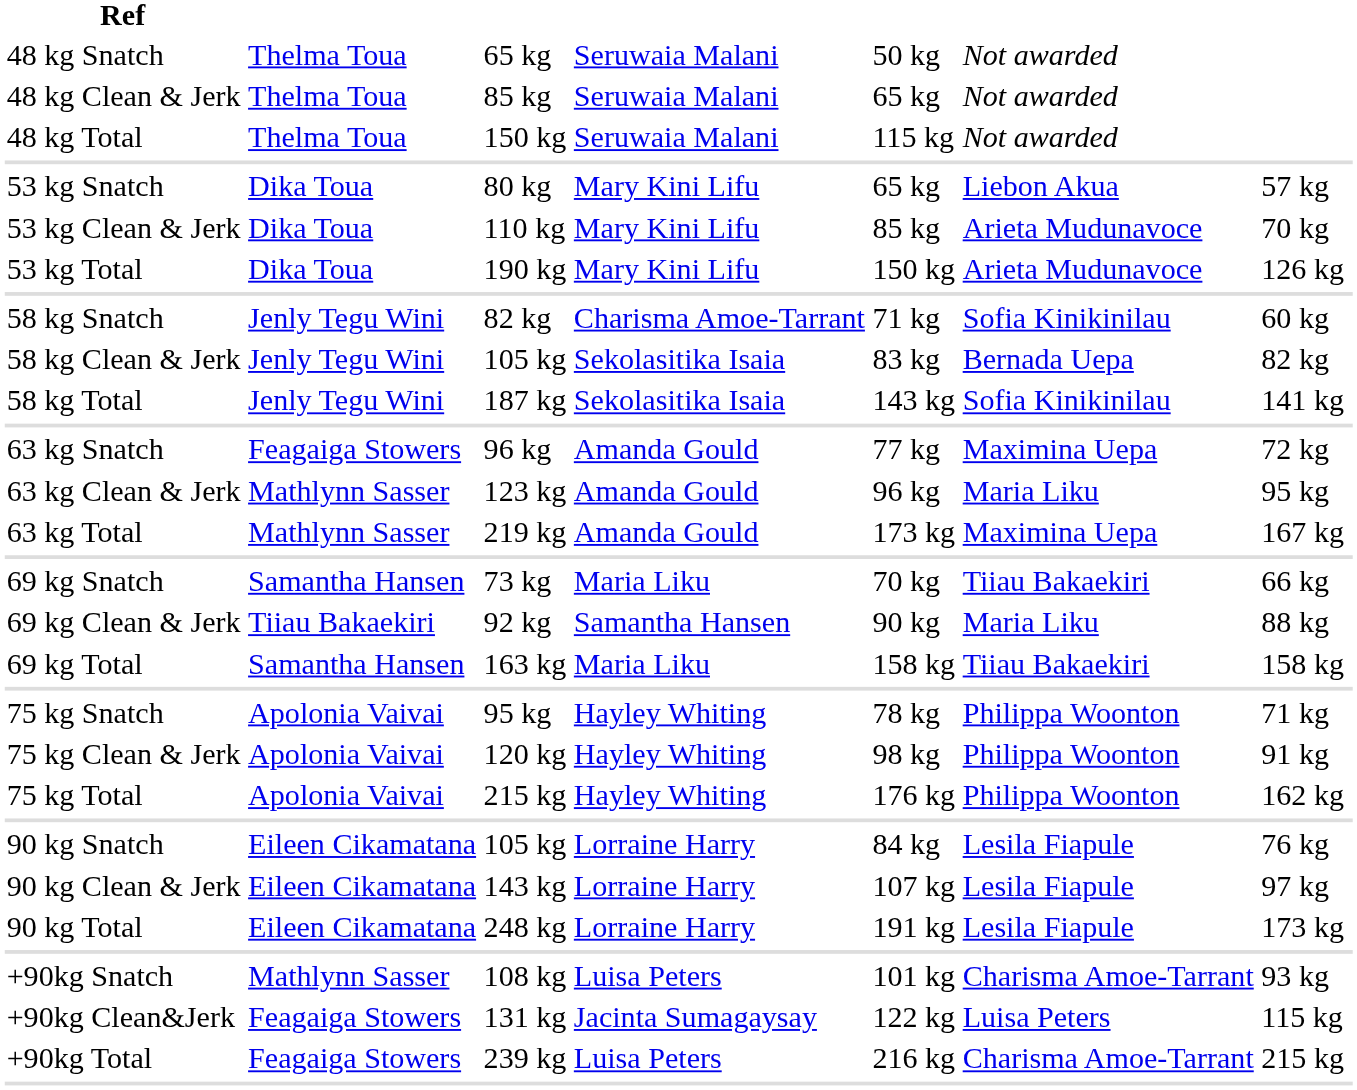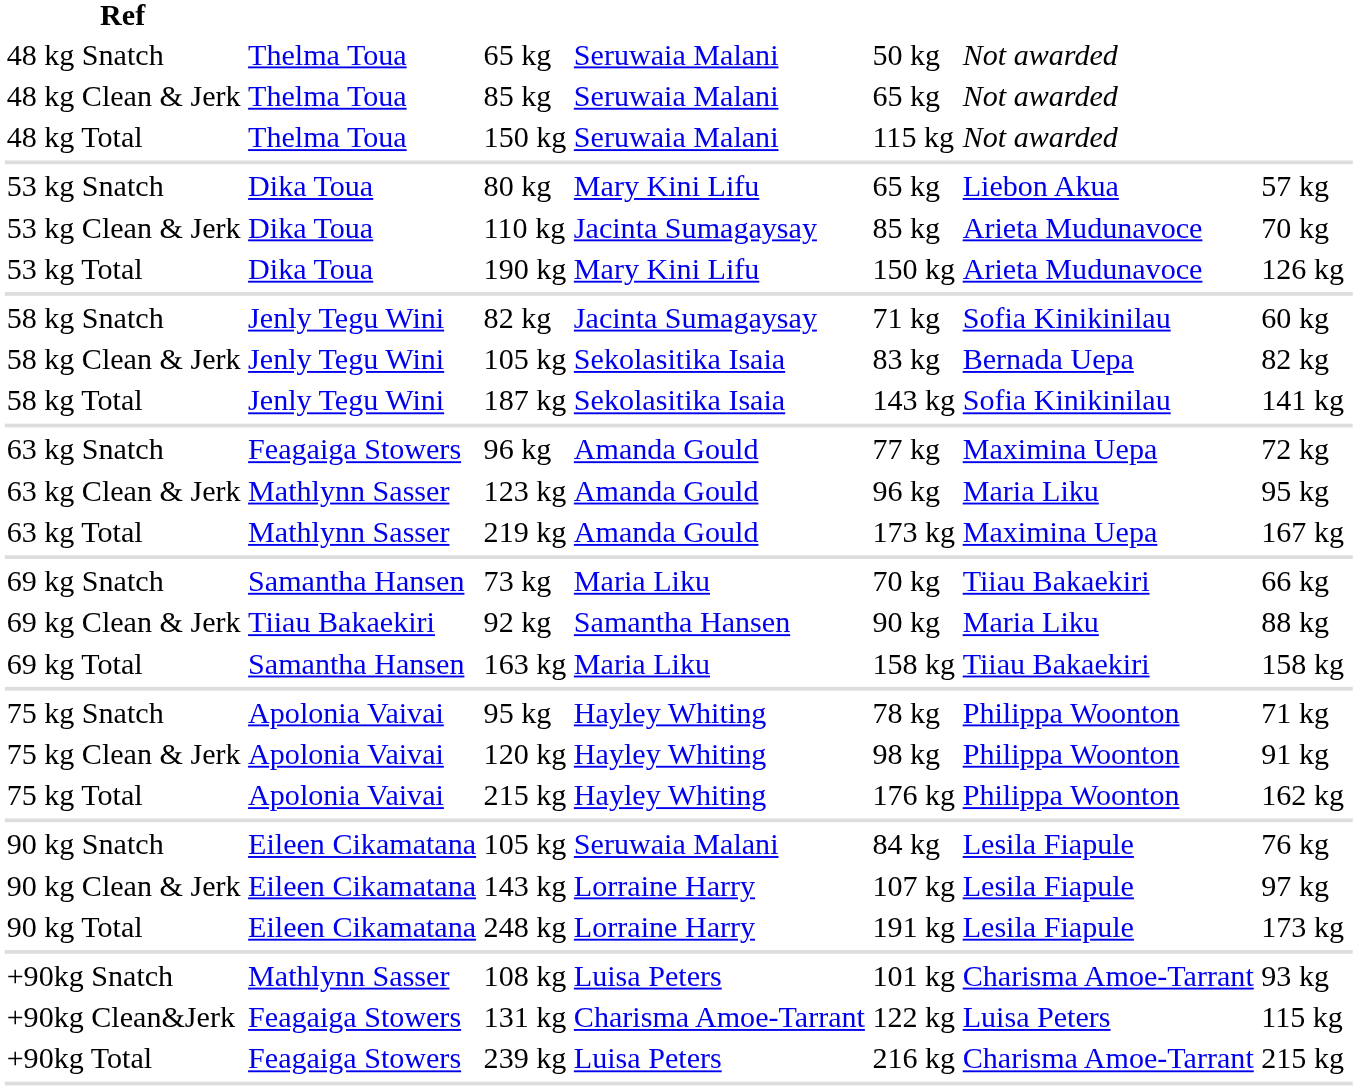(667, 227) Mary Kini Lifu -> (695, 227) Jacinta Sumagaysay
(719, 317) Charisma Amoe-Tarrant -> (695, 317) Jacinta Sumagaysay
(664, 844) Lorraine Harry -> (676, 844) Seruwaia Malani
(695, 1017) Jacinta Sumagaysay -> (719, 1017) Charisma Amoe-Tarrant
